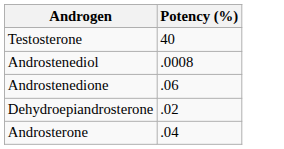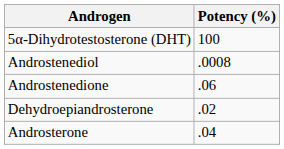- row: (45, 39)
+ row: (99, 39)
